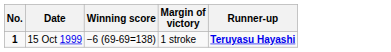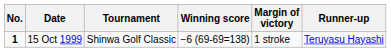+ column: (131, 18)
(253, 40) bold -> (344, 40) normal
